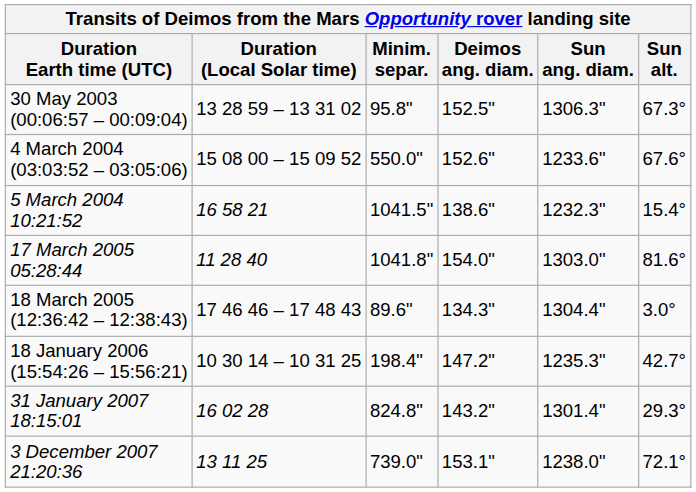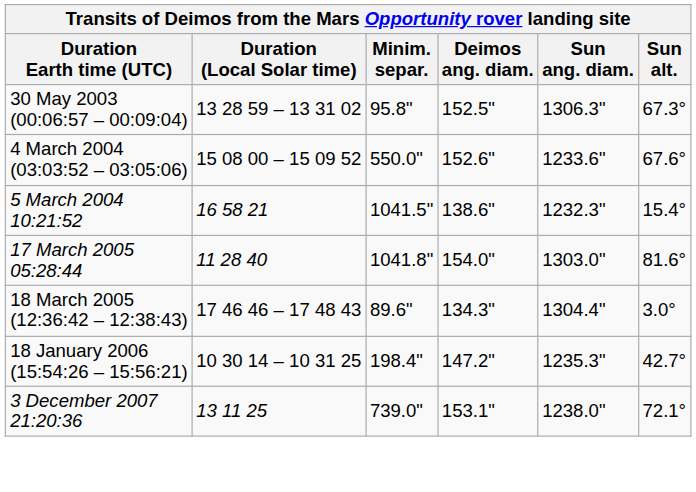- row: (79, 411)
